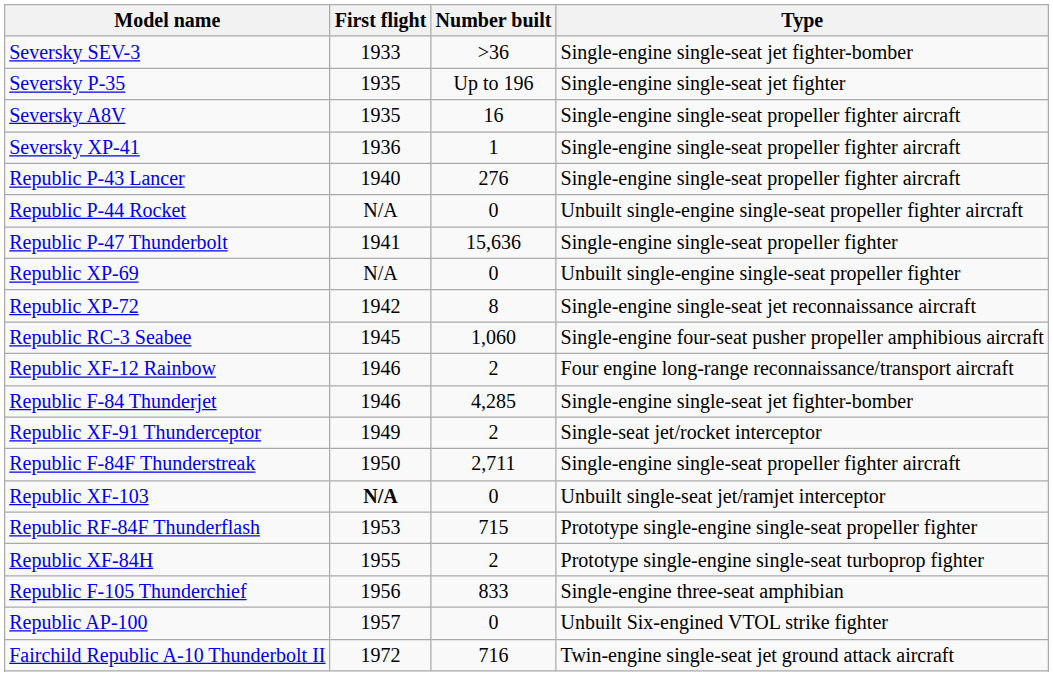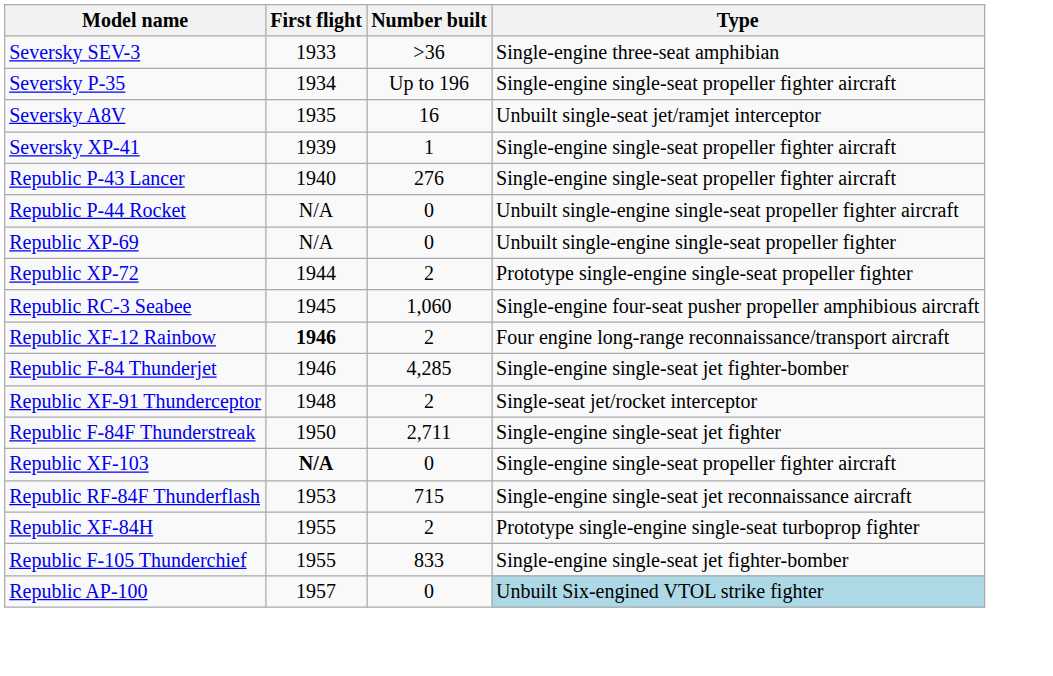(737, 52) Single-engine single-seat jet fighter-bomber -> (638, 52) Single-engine three-seat amphibian
(381, 83) 1935 -> (316, 83) 1934
(703, 83) Single-engine single-seat jet fighter -> (696, 83) Single-engine single-seat propeller fighter aircraft
(760, 115) Single-engine single-seat propeller fighter aircraft -> (659, 115) Unbuilt single-seat jet/ramjet interceptor
(381, 147) 1936 -> (316, 147) 1939
- row: (118, 242)
(381, 305) 1942 -> (316, 274) 1944
(493, 305) 8 -> (429, 274) 2
(768, 305) Single-engine single-seat jet reconnaissance aircraft -> (704, 274) Prototype single-engine single-seat propeller fighter
(381, 369) normal -> (316, 337) bold
(381, 432) 1949 -> (316, 400) 1948
(760, 464) Single-engine single-seat propeller fighter aircraft -> (639, 432) Single-engine single-seat jet fighter
(723, 496) Unbuilt single-seat jet/ramjet interceptor -> (696, 464) Single-engine single-seat propeller fighter aircraft
(769, 527) Prototype single-engine single-seat propeller fighter -> (704, 496) Single-engine single-seat jet reconnaissance aircraft
(381, 591) 1956 -> (316, 559) 1955
(702, 591) Single-engine three-seat amphibian -> (672, 559) Single-engine single-seat jet fighter-bomber
(724, 623) no background -> (660, 591) lightblue background
- row: (167, 654)
